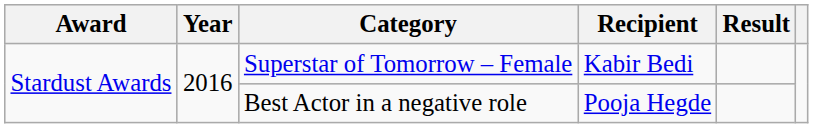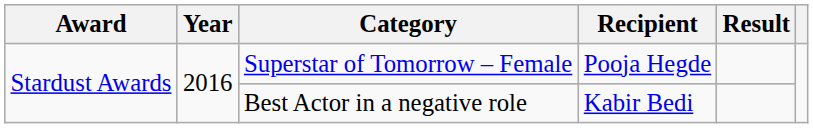(639, 63) Kabir Bedi -> (647, 63) Pooja Hegde
(647, 102) Pooja Hegde -> (639, 102) Kabir Bedi
